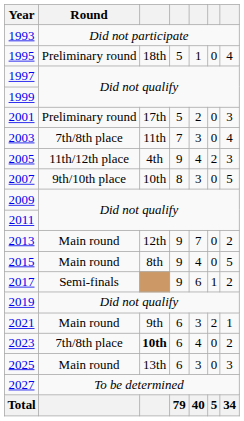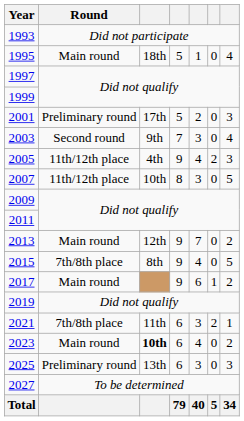(89, 55) Preliminary round -> (89, 55) Main round
(89, 138) 7th/8th place -> (89, 138) Second round
(155, 138) 11th -> (155, 138) 9th
(89, 179) 9th/10th place -> (89, 179) 11th/12th place
(89, 261) Main round -> (89, 261) 7th/8th place
(89, 281) Semi-finals -> (89, 281) Main round
(89, 323) Main round -> (89, 323) 7th/8th place
(155, 323) 9th -> (155, 323) 11th
(89, 343) 7th/8th place -> (89, 343) Main round
(89, 364) Main round -> (89, 364) Preliminary round
